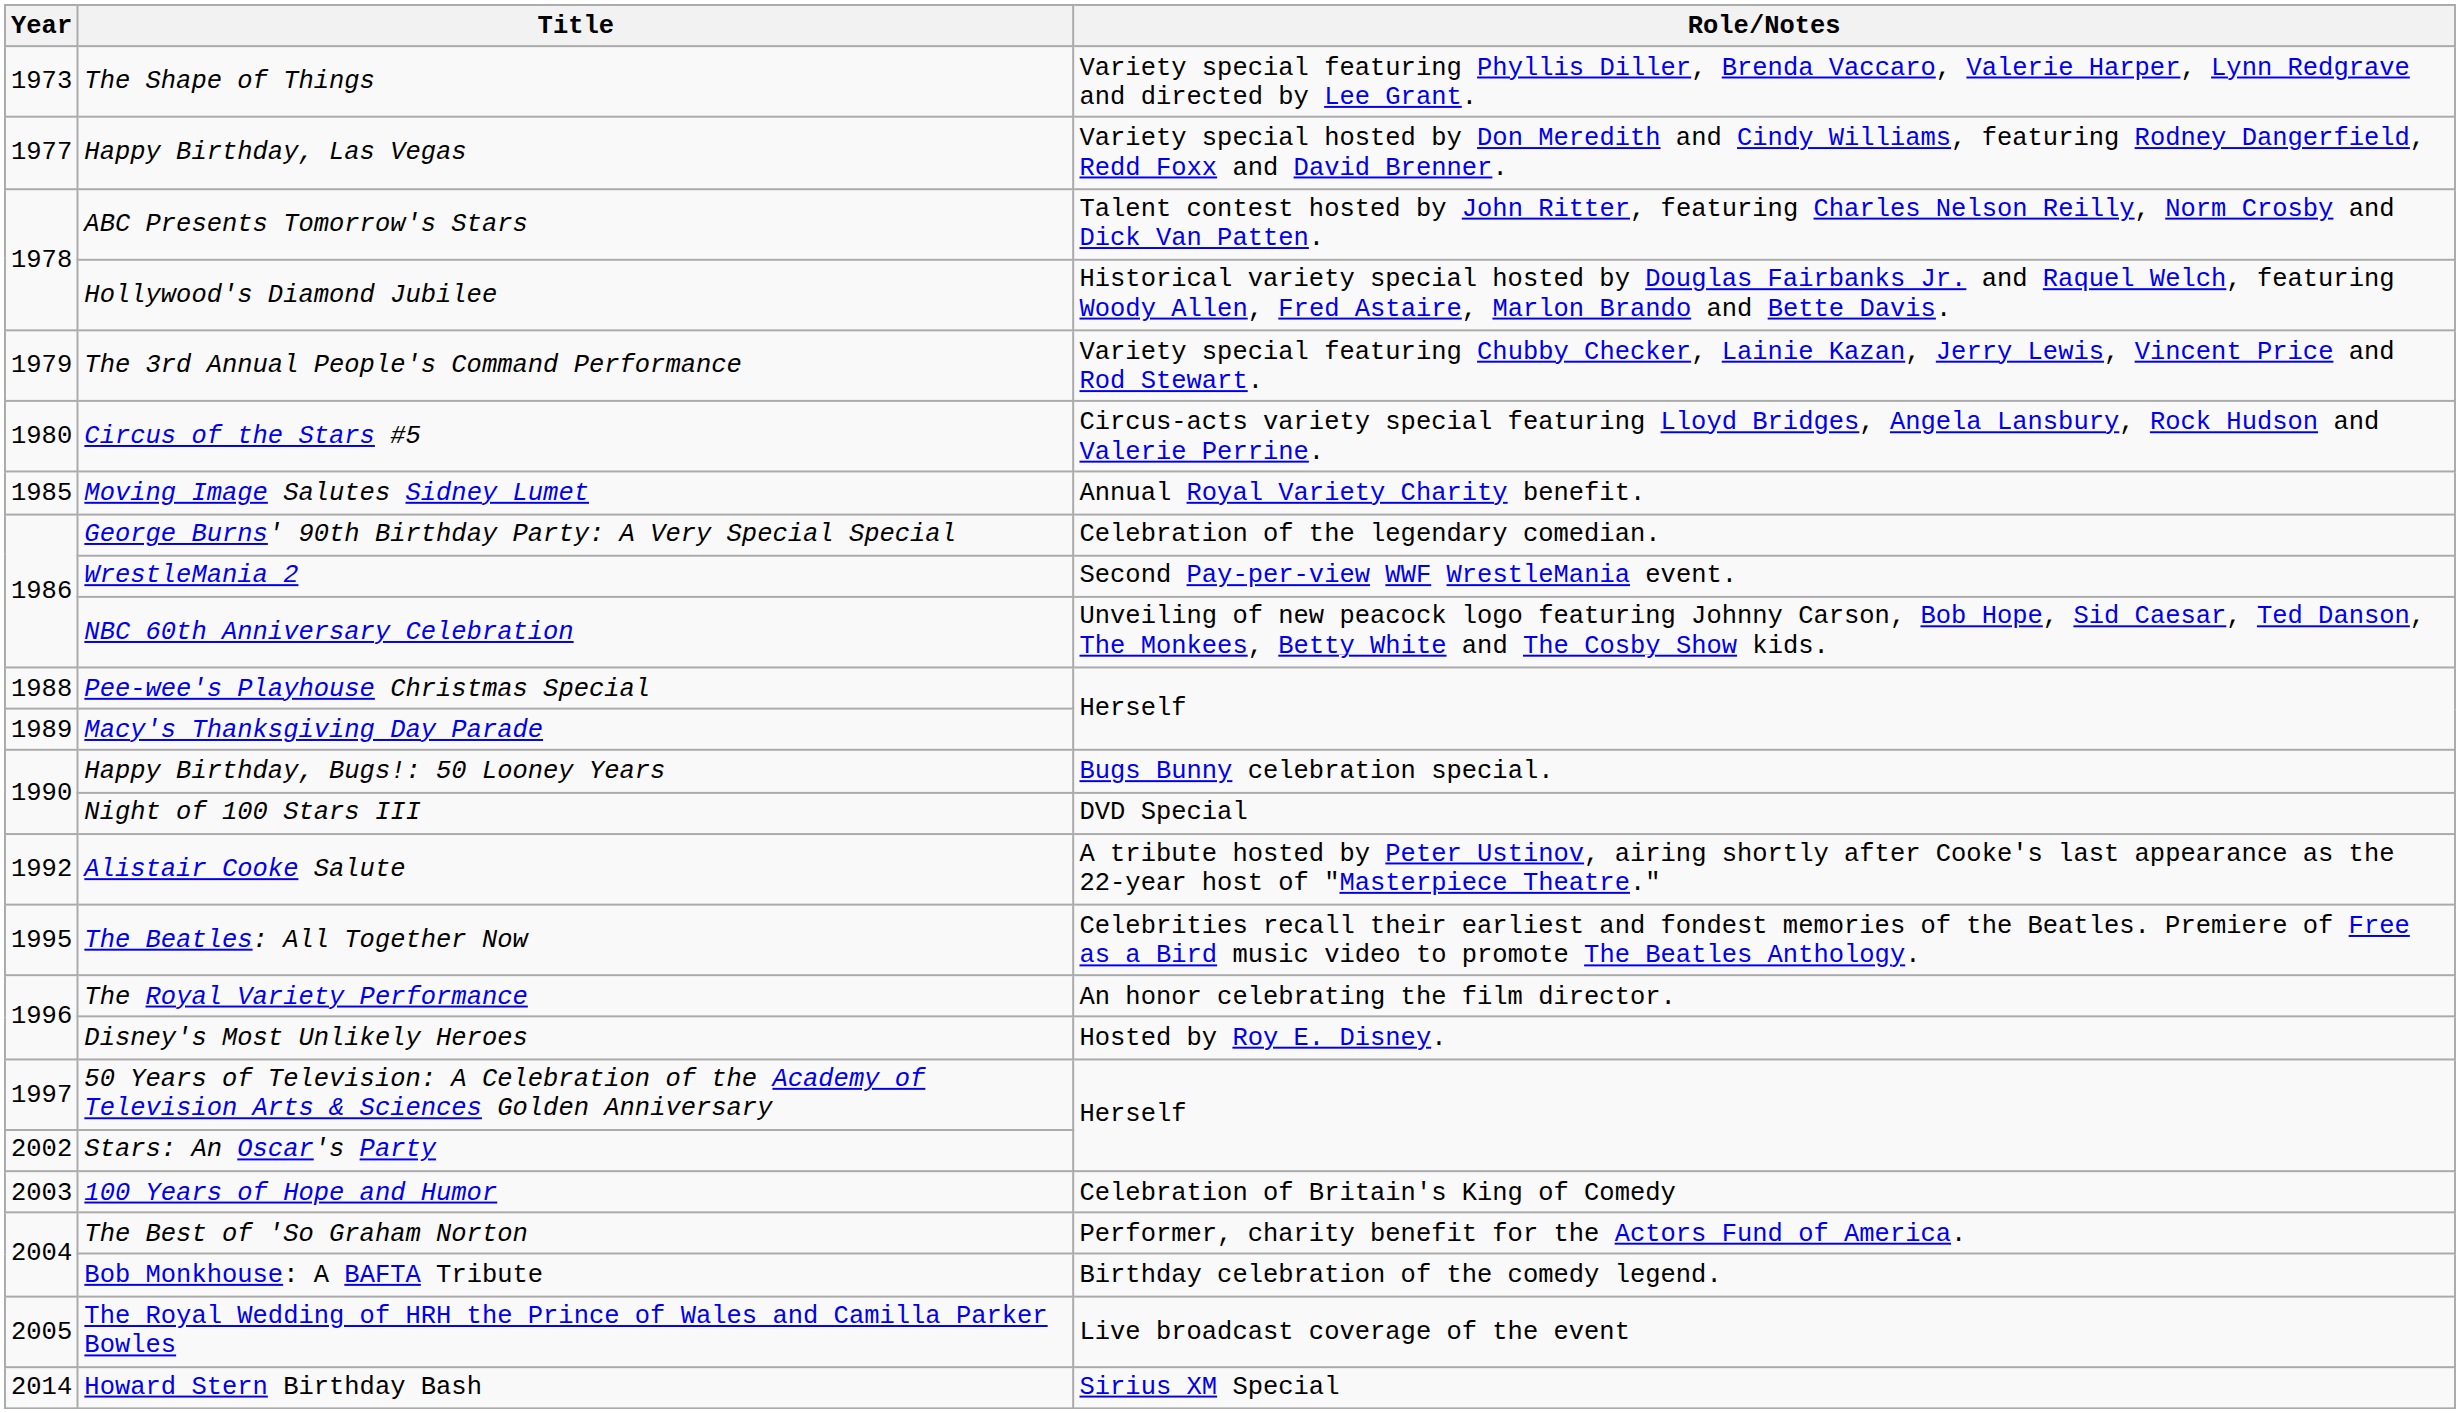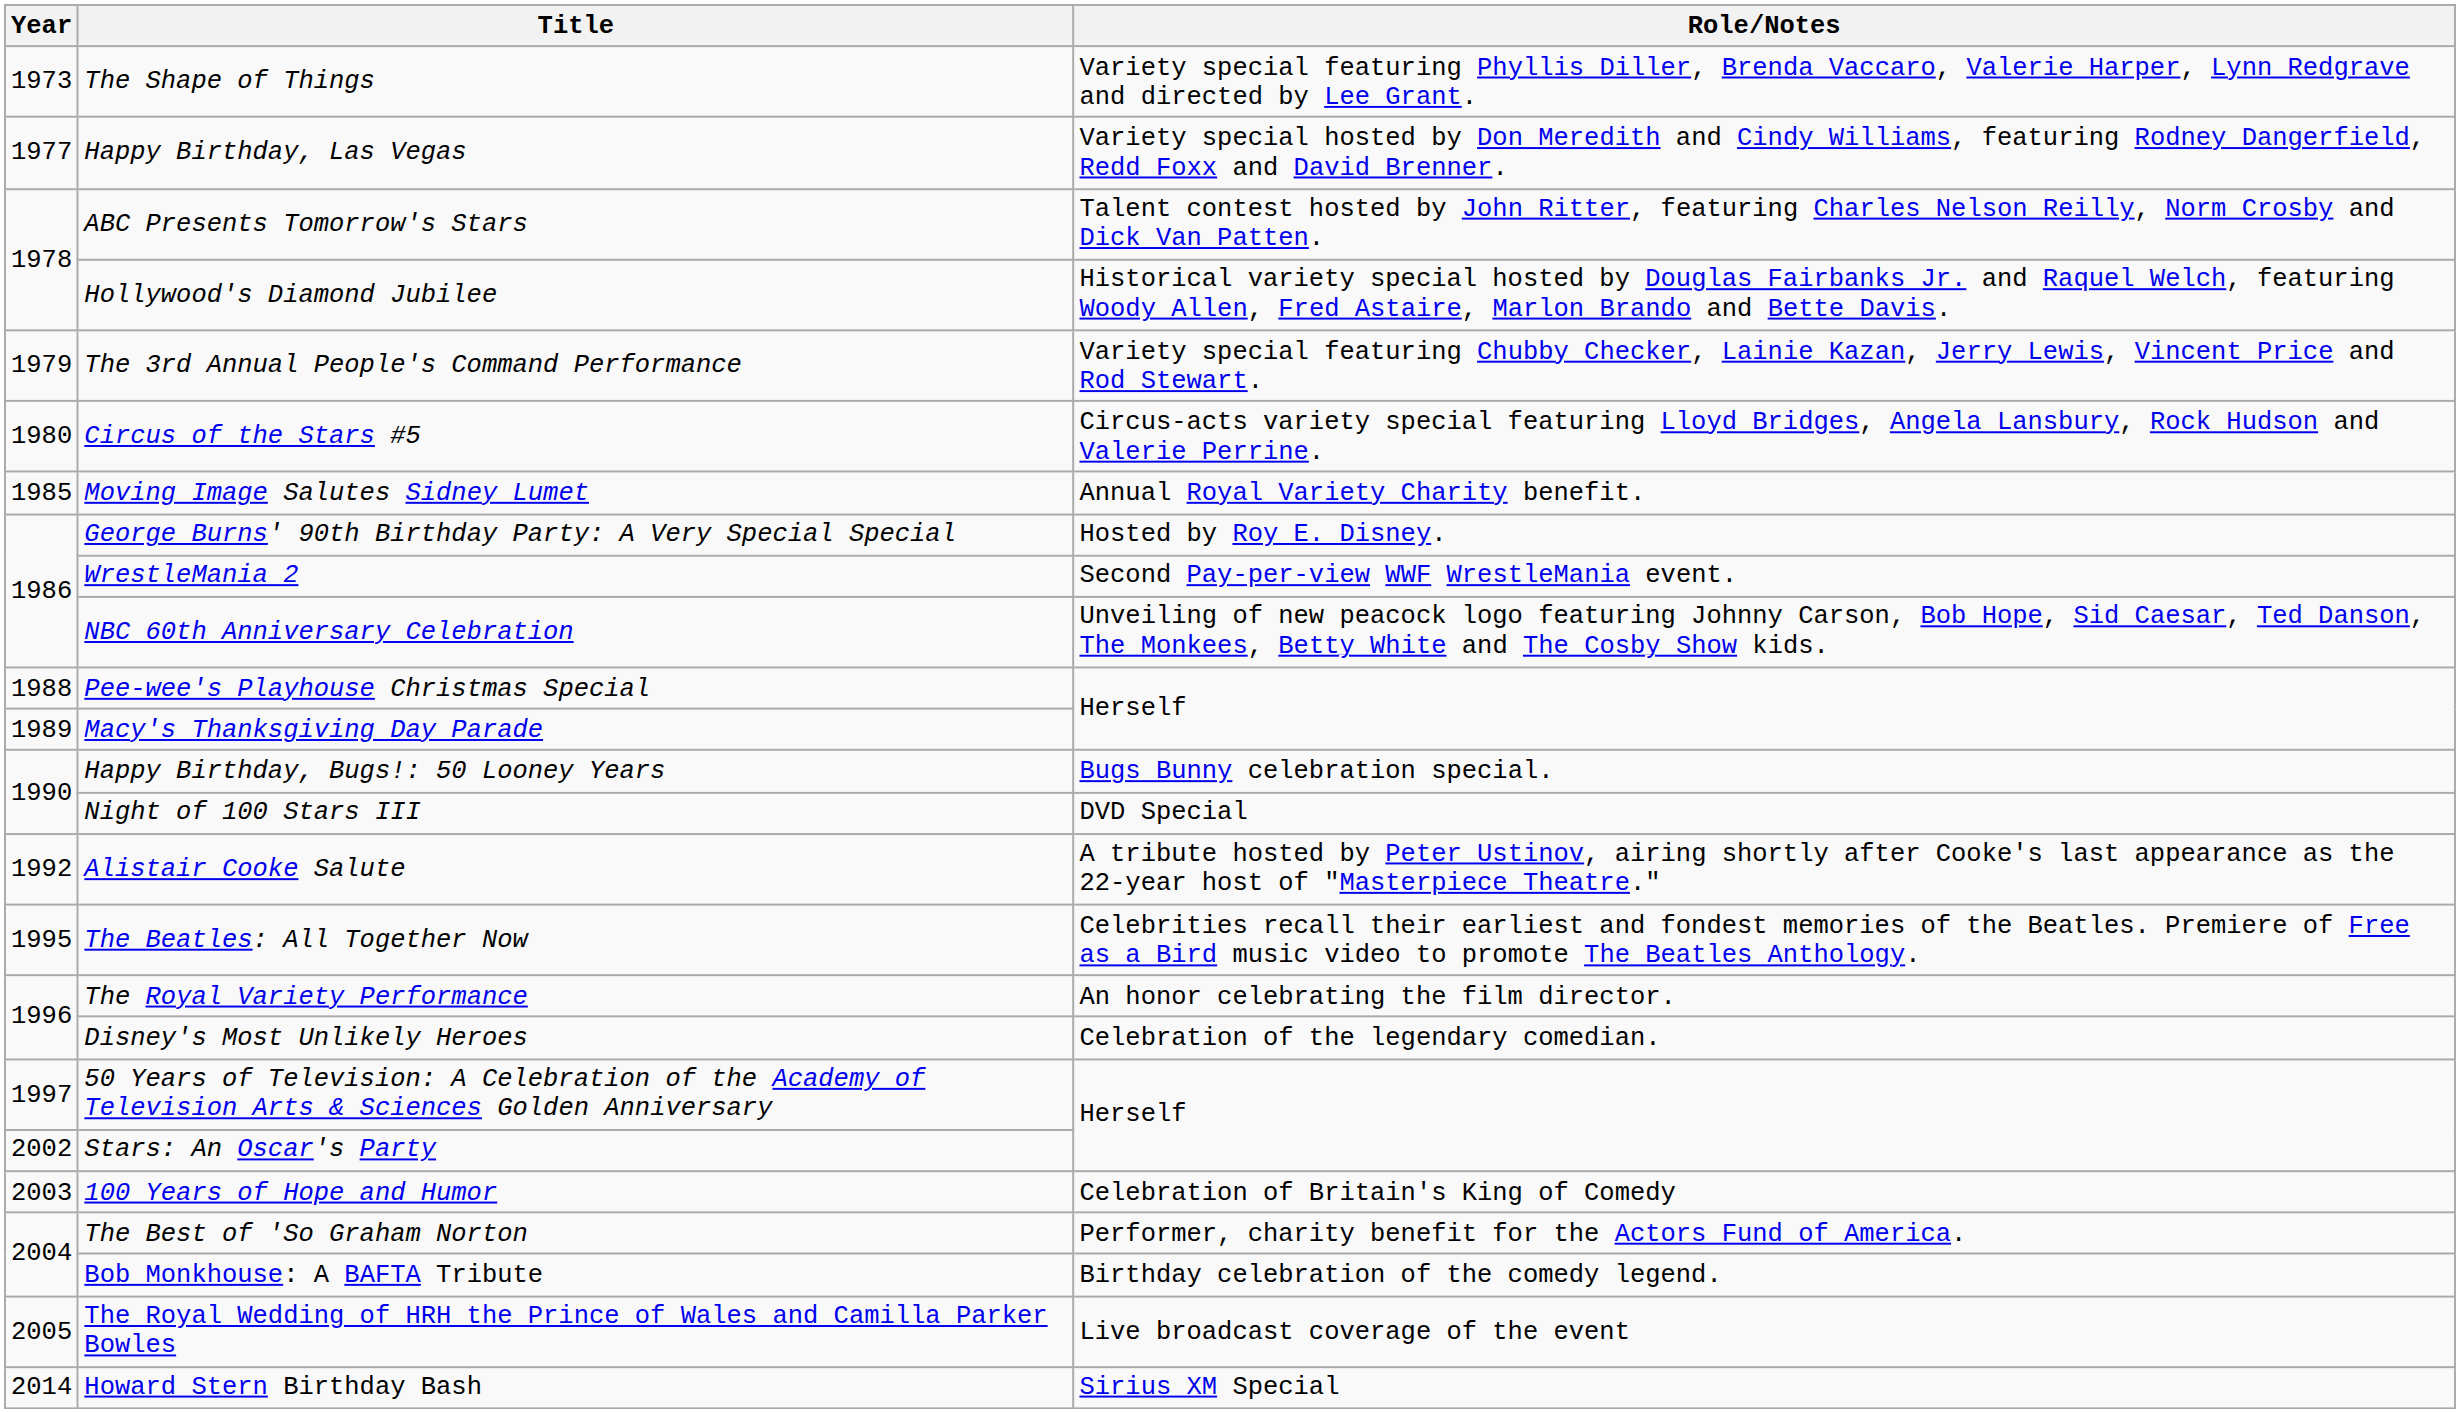(1370, 534) Celebration of the legendary comedian. -> (1263, 534) Hosted by Roy E. Disney.
(1263, 1038) Hosted by Roy E. Disney. -> (1370, 1038) Celebration of the legendary comedian.
